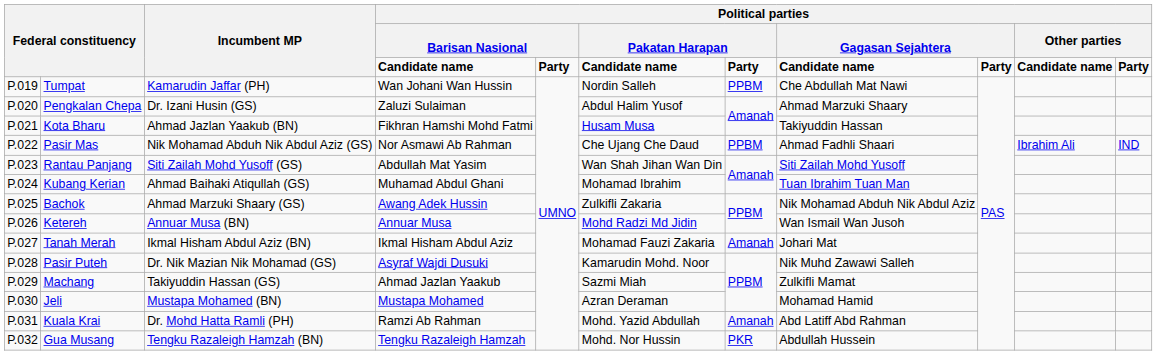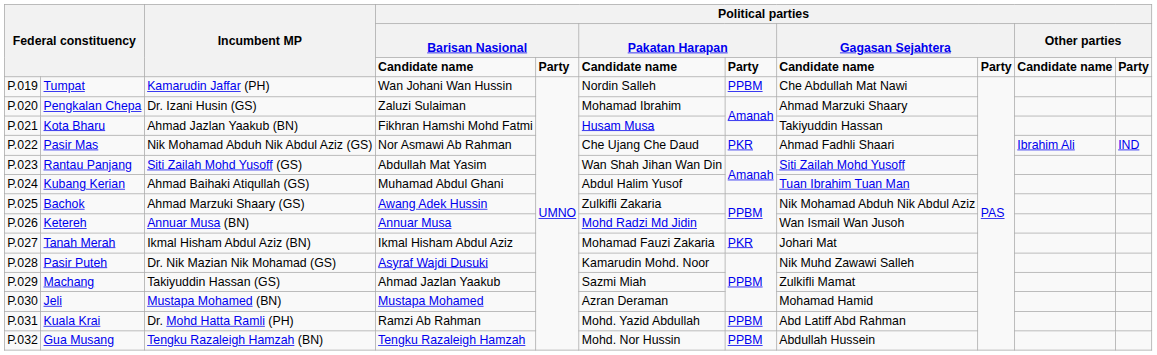(632, 106) Abdul Halim Yusof -> (631, 106) Mohamad Ibrahim
(745, 145) PPBM -> (740, 145) PKR
(631, 184) Mohamad Ibrahim -> (632, 184) Abdul Halim Yusof
(751, 243) Amanah -> (740, 243) PKR
(751, 321) Amanah -> (745, 321) PPBM
(740, 340) PKR -> (745, 340) PPBM
